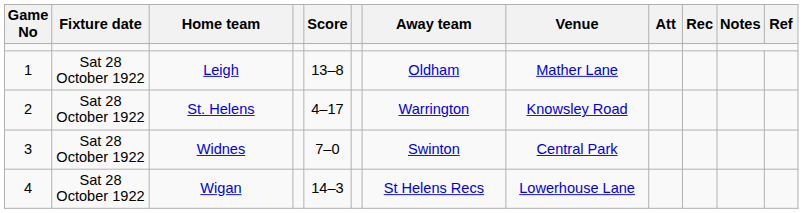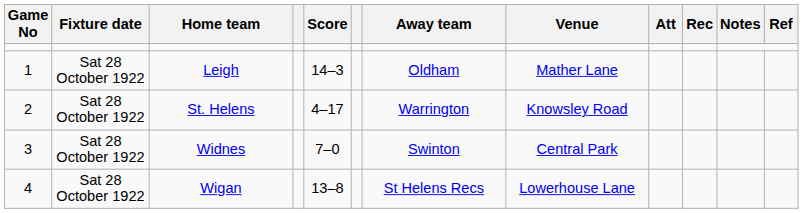(327, 70) 13–8 -> (327, 70) 14–3
(327, 188) 14–3 -> (327, 188) 13–8
